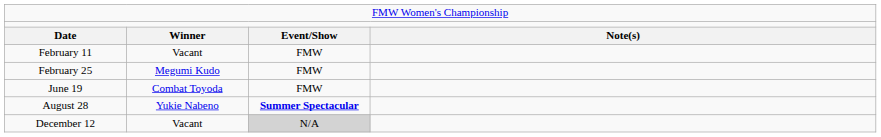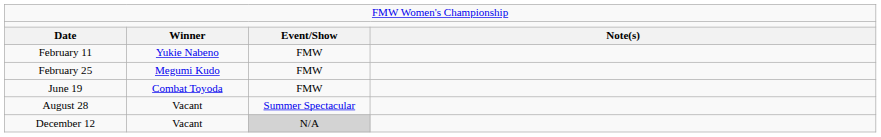(187, 53) Vacant -> (187, 53) Yukie Nabeno
(187, 105) Yukie Nabeno -> (187, 105) Vacant
(309, 105) bold -> (309, 105) normal
